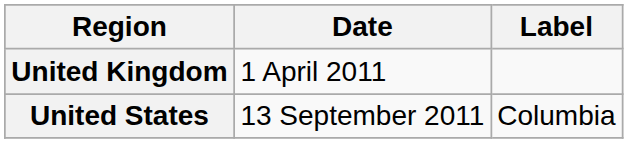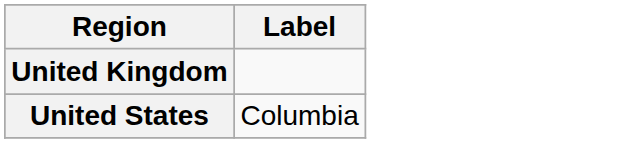- column: (362, 26)
